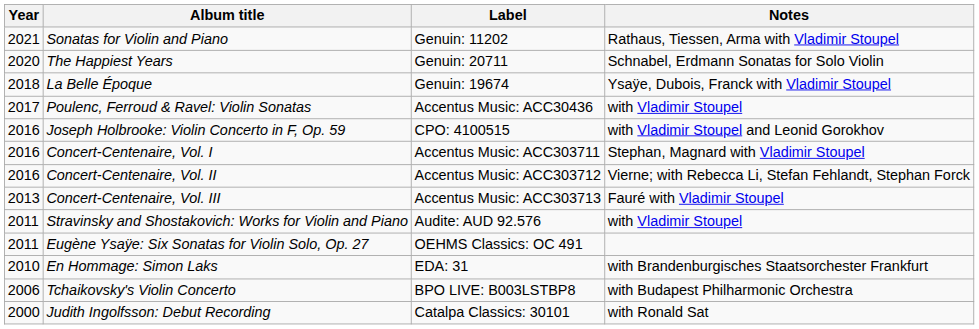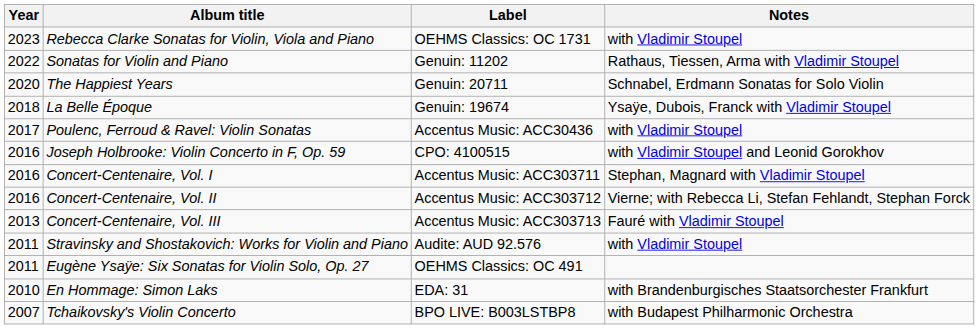+ row: (210, 38)
(24, 38) 2021 -> (24, 61) 2022
(24, 289) 2006 -> (24, 312) 2007
- row: (159, 312)
